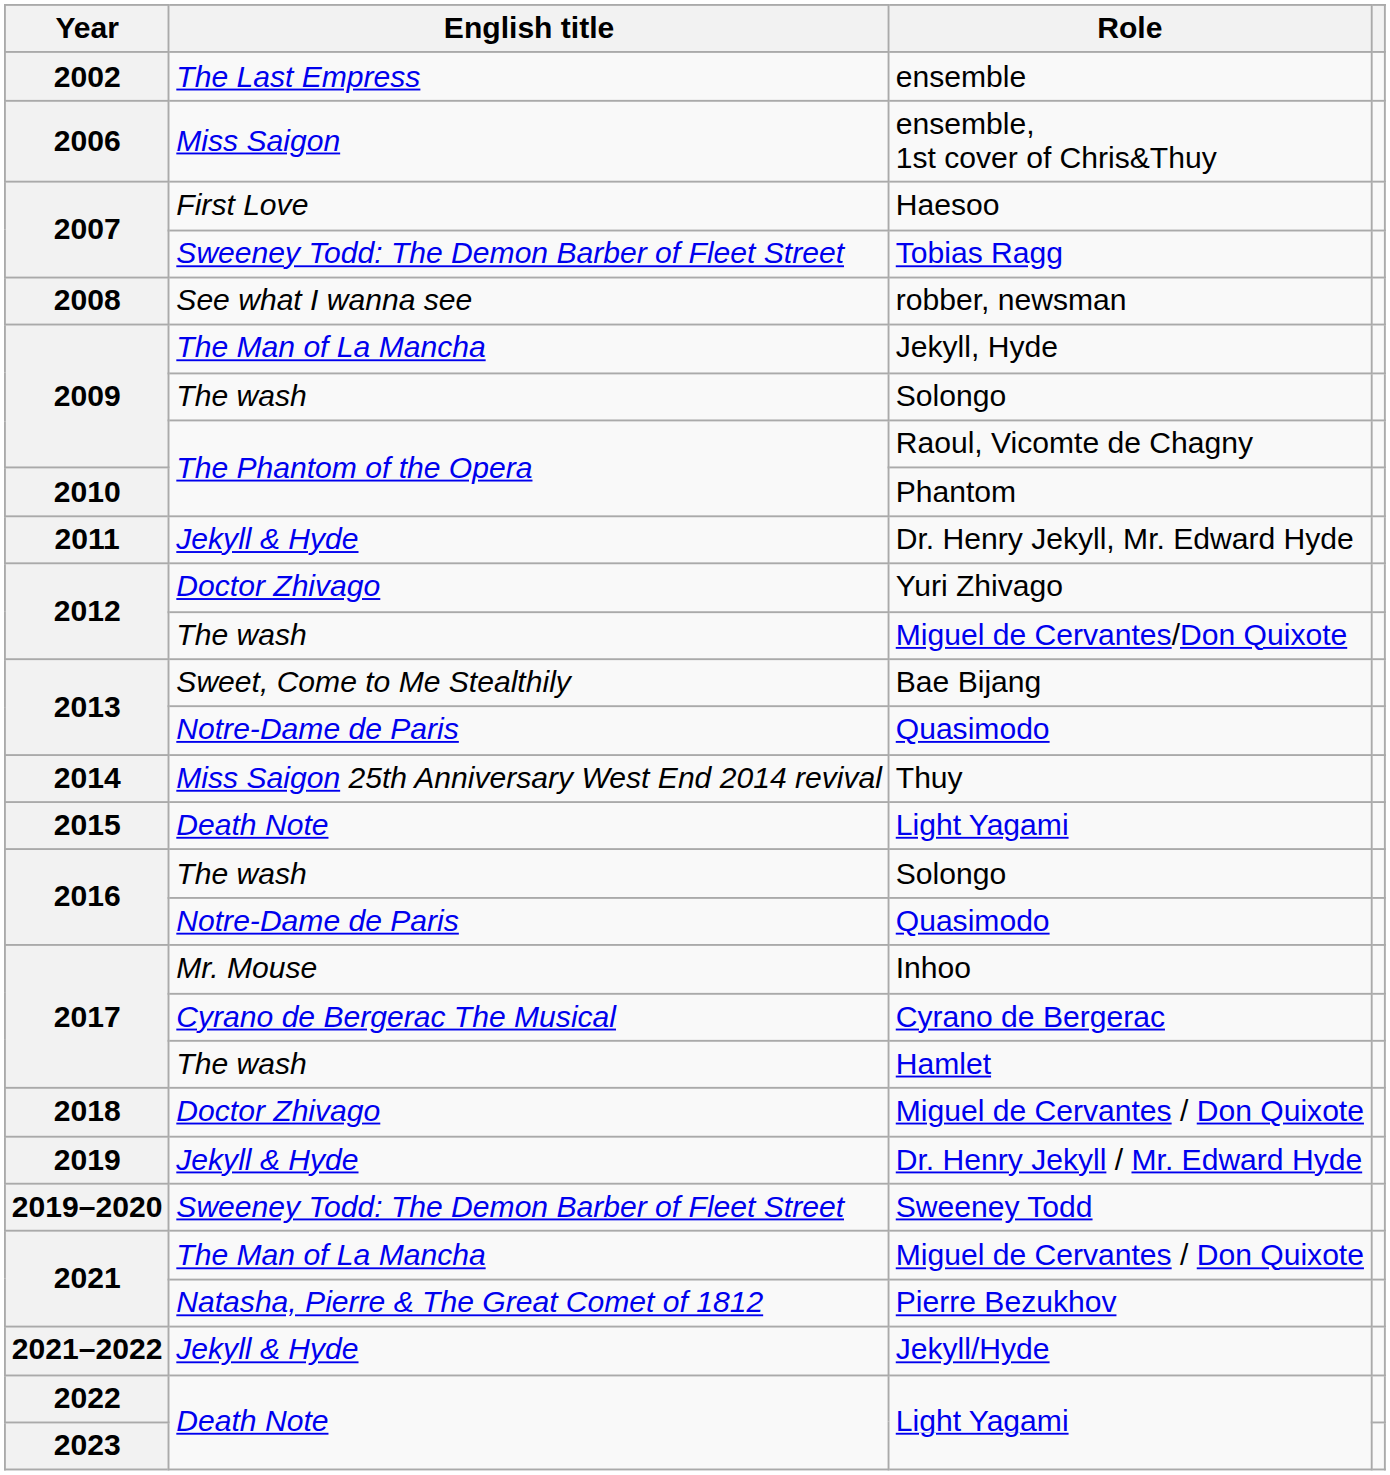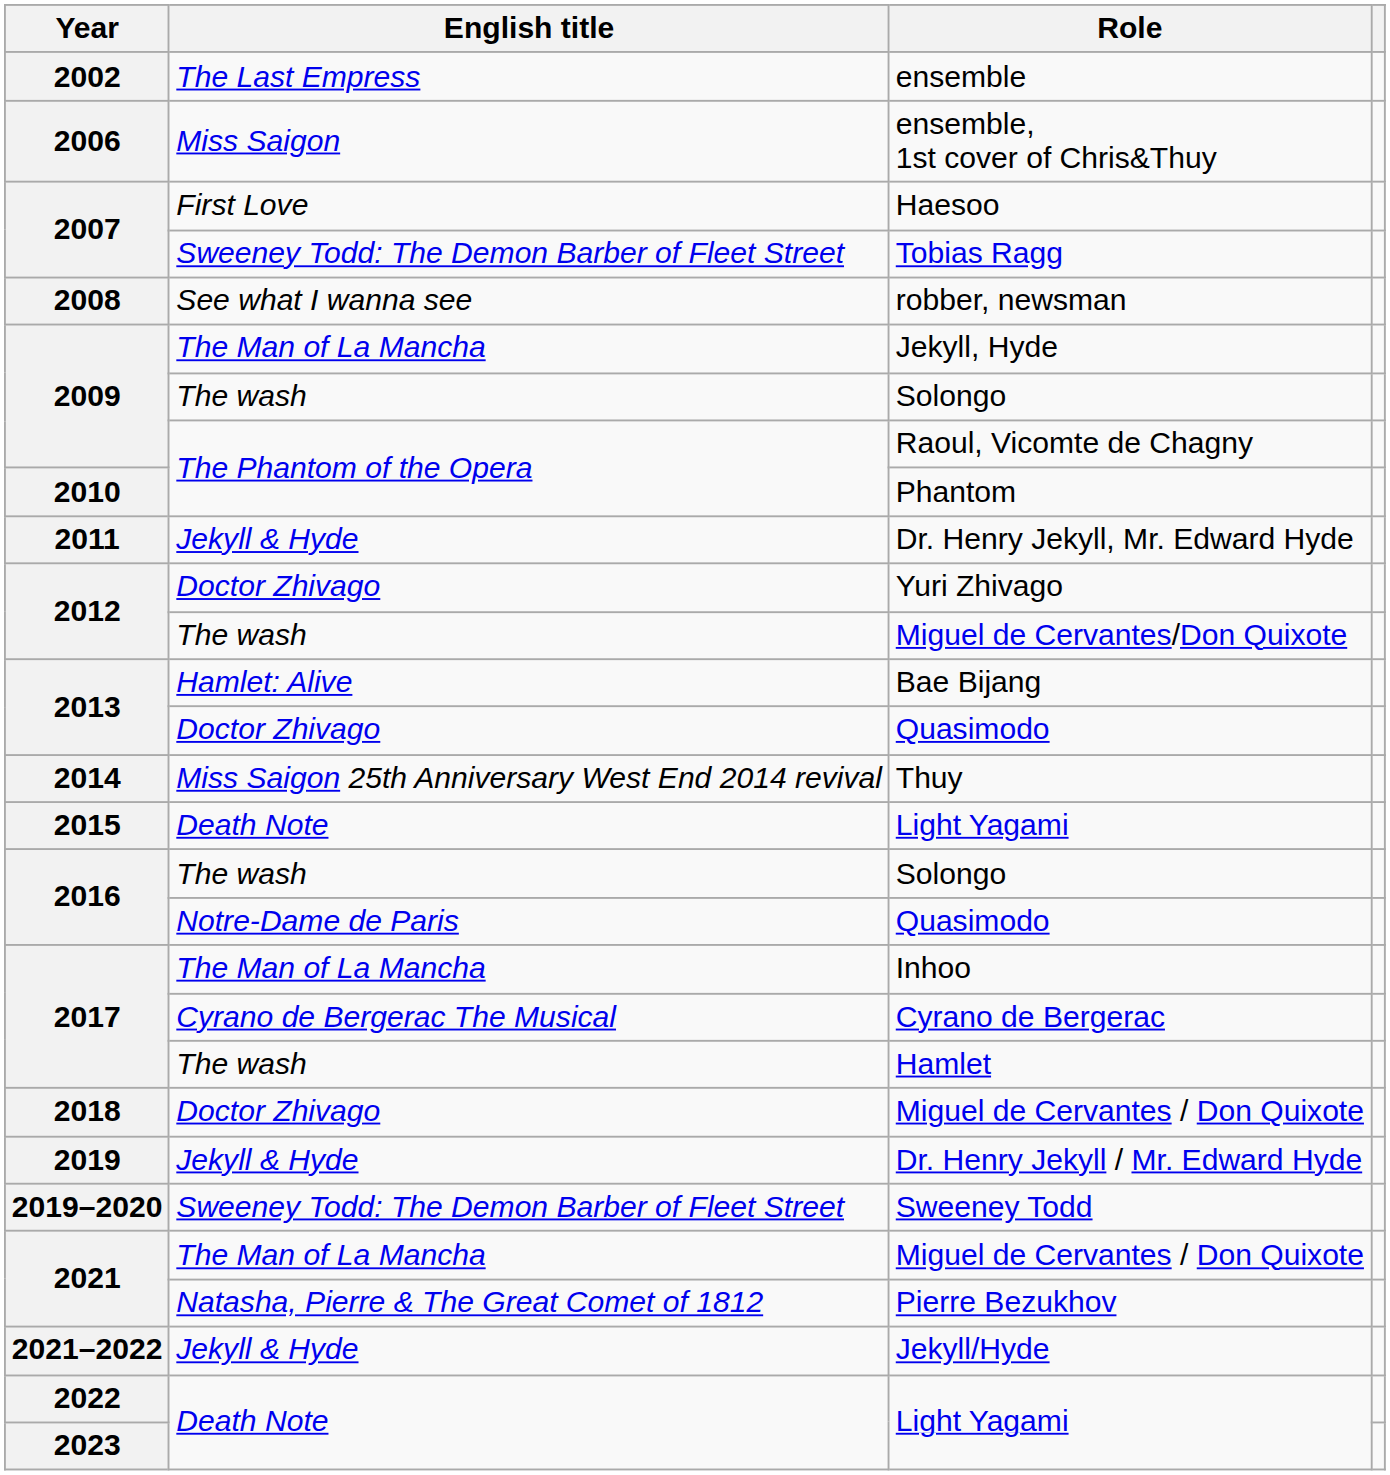(374, 682) Sweet, Come to Me Stealthily -> (264, 682) Hamlet: Alive
(318, 730) Notre-Dame de Paris -> (278, 730) Doctor Zhivago
(247, 968) Mr. Mouse -> (331, 968) The Man of La Mancha
